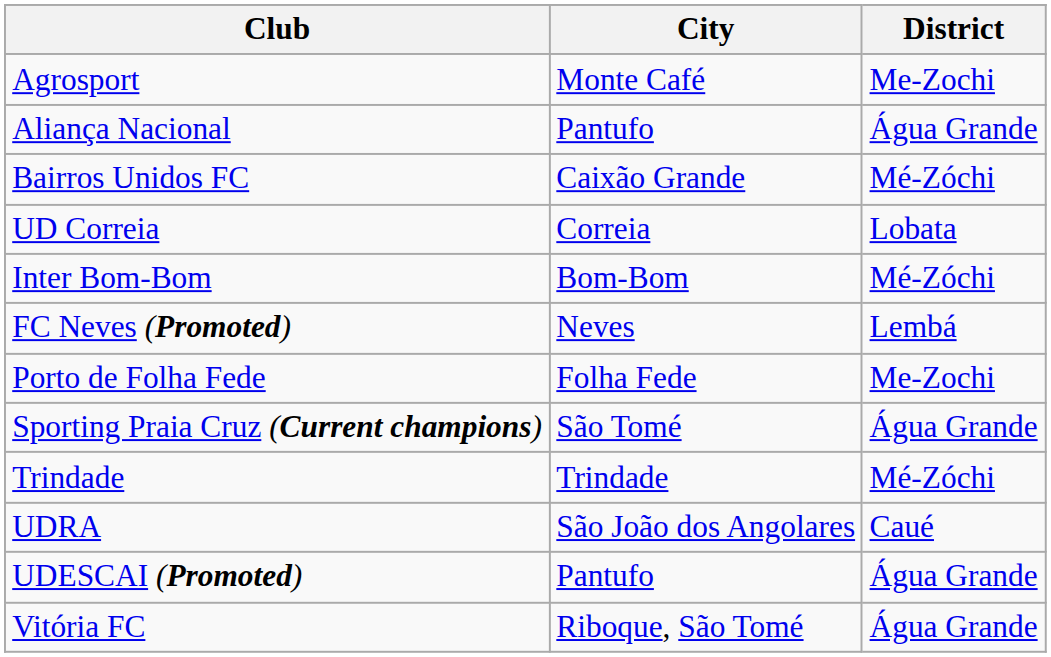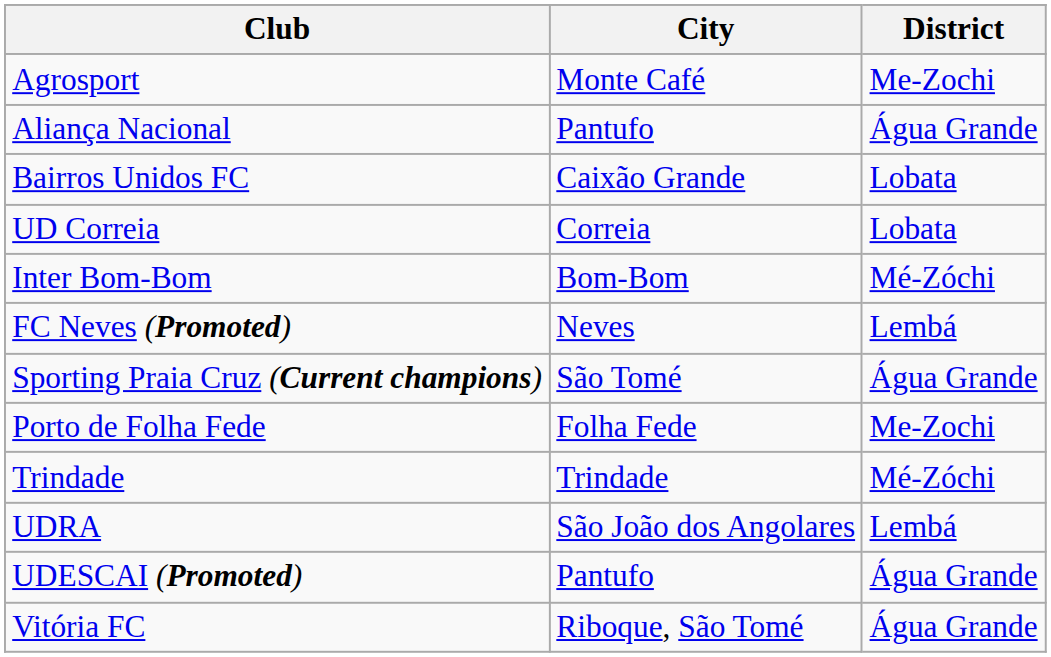(932, 178) Mé-Zóchi -> (913, 178) Lobata
rows swapped: (139, 377) <-> (277, 427)
(902, 526) Caué -> (913, 526) Lembá
